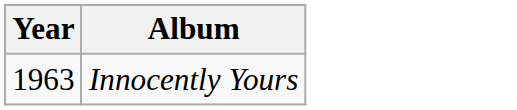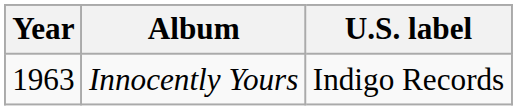+ column: (409, 29)
